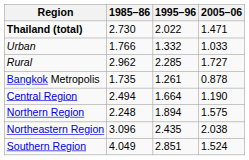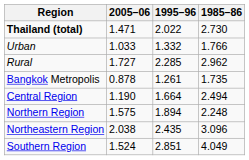columns swapped: (222, 12) <-> (130, 12)
